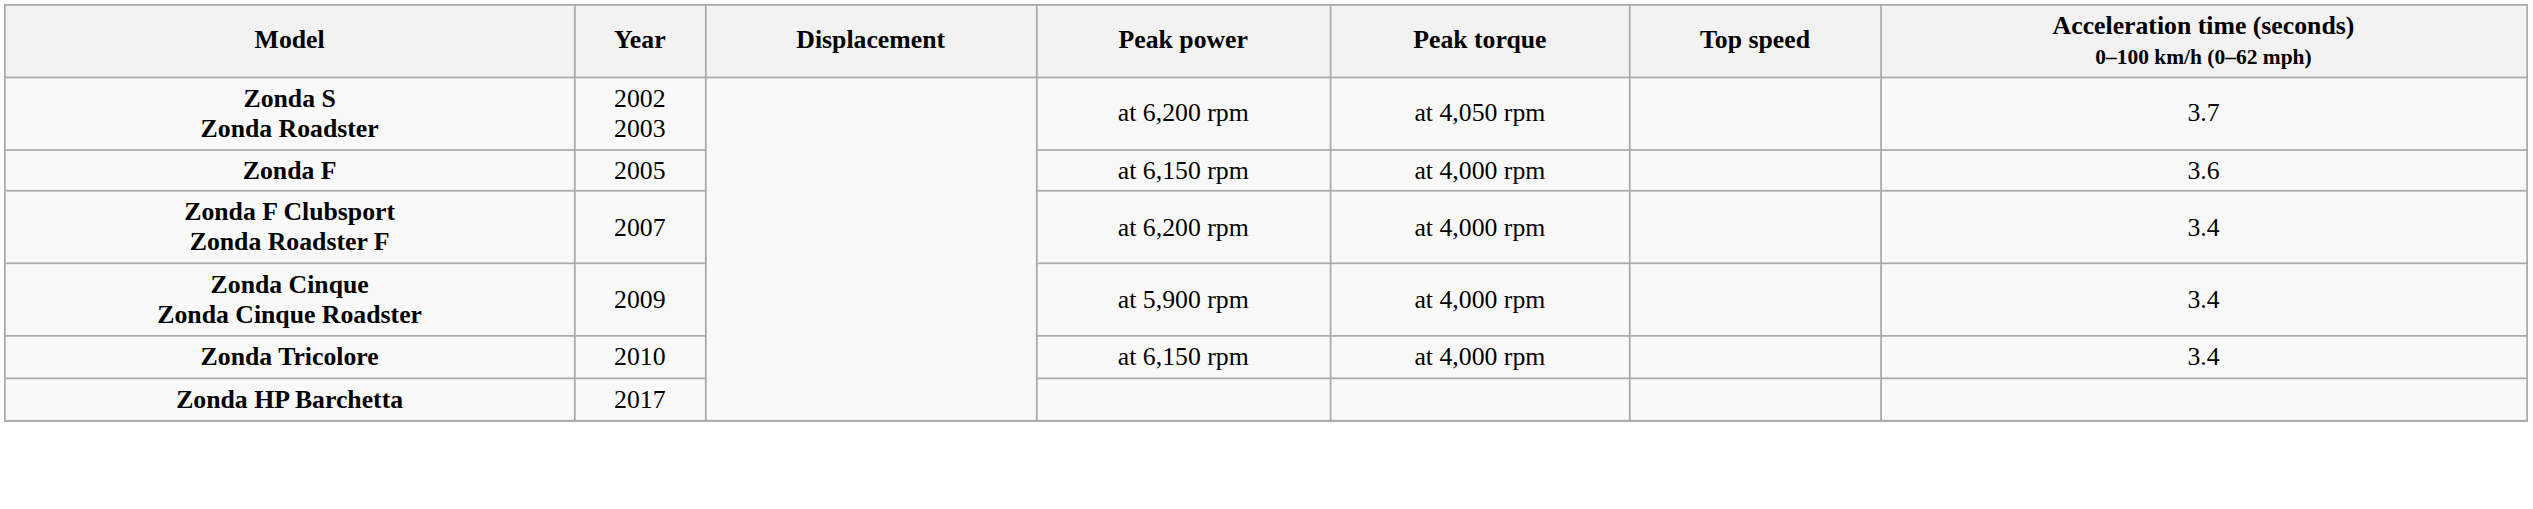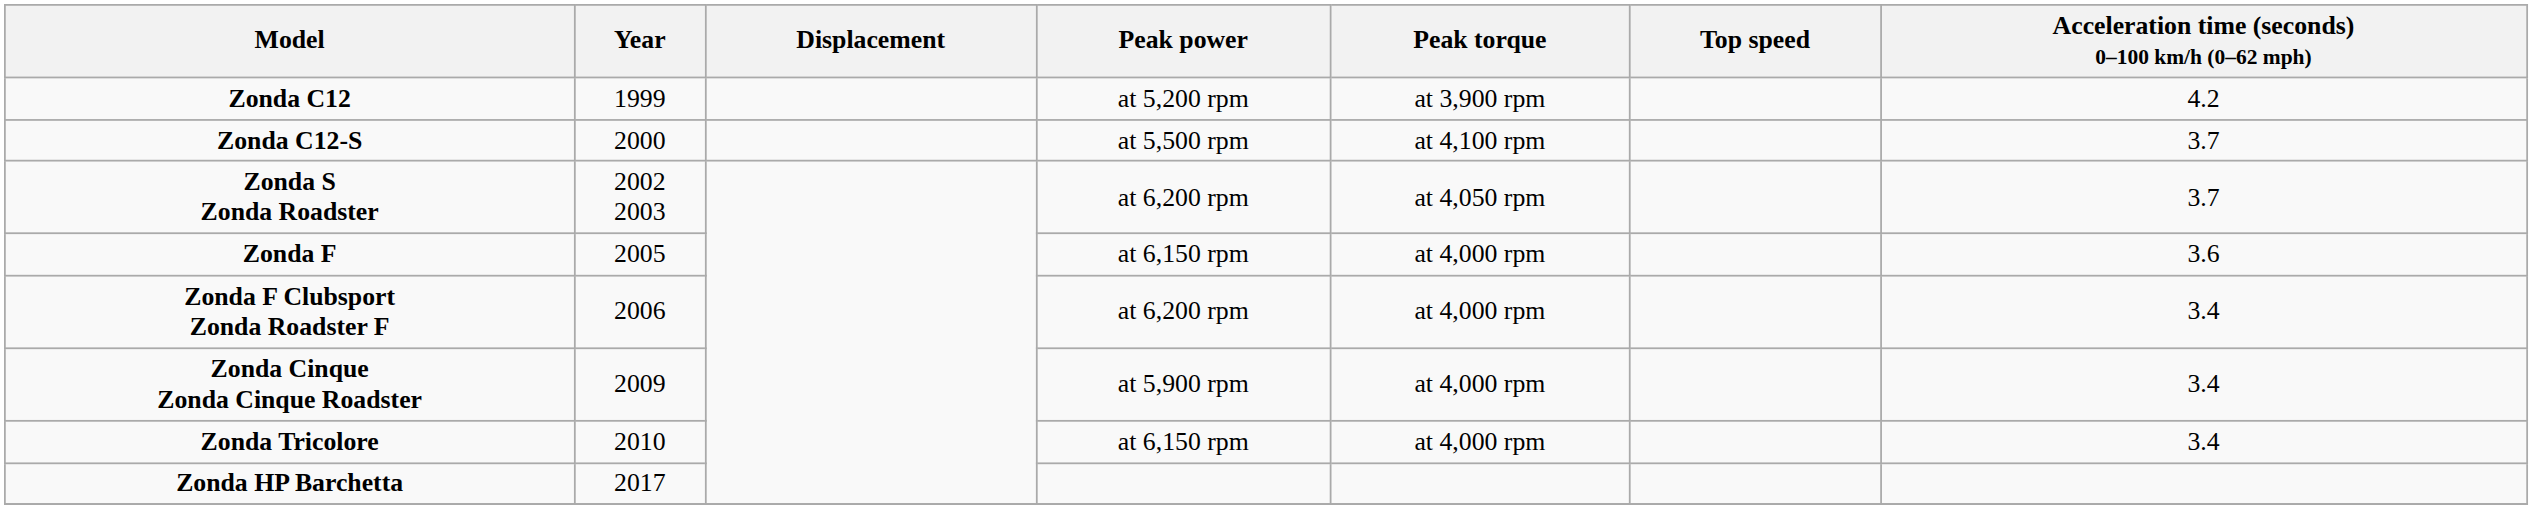+ row: (290, 97)
+ row: (290, 139)
(640, 226) 2007 -> (640, 311) 2006
